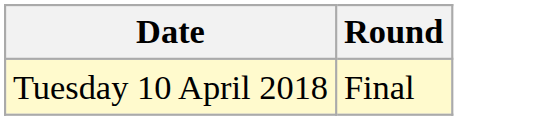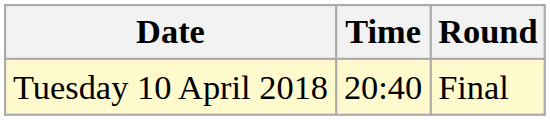+ column: (383, 31)
